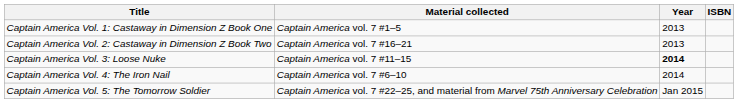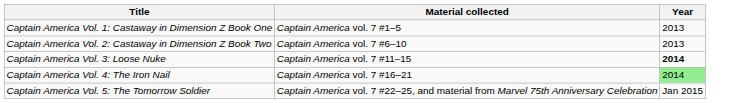- column: (719, 12)
(344, 43) Captain America vol. 7 #16–21 -> (342, 43) Captain America vol. 7 #6–10
(342, 75) Captain America vol. 7 #6–10 -> (344, 75) Captain America vol. 7 #16–21
(673, 75) no background -> (673, 75) lightgreen background
